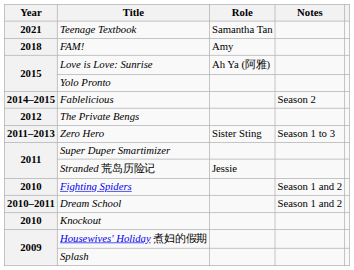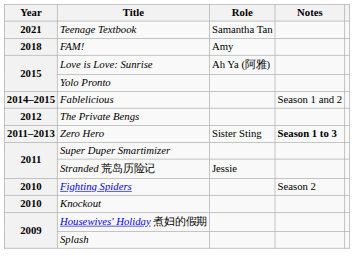(297, 100) Season 2 -> (310, 100) Season 1 and 2
(306, 134) normal -> (307, 134) bold
(310, 187) Season 1 and 2 -> (297, 187) Season 2
- row: (91, 204)
